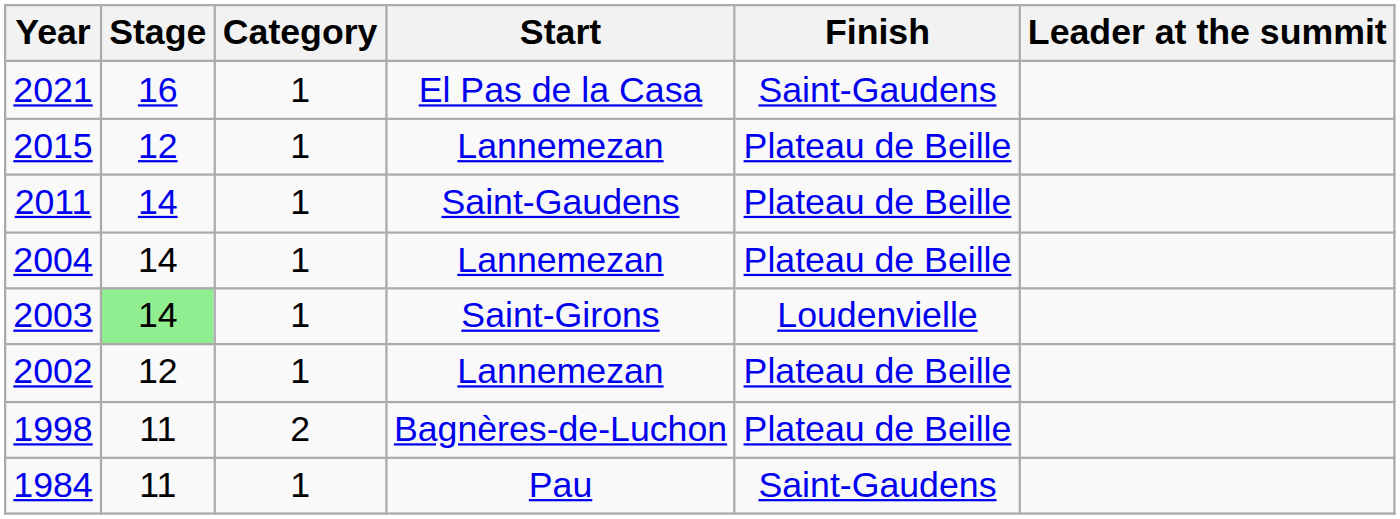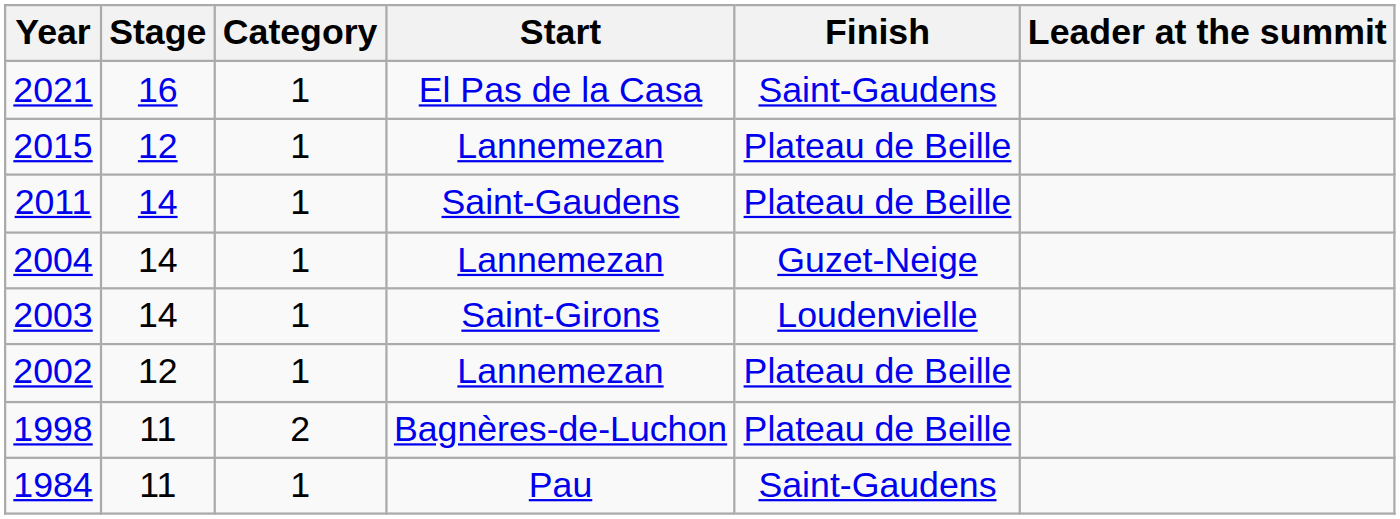(877, 259) Plateau de Beille -> (877, 259) Guzet-Neige
(158, 315) lightgreen background -> (158, 315) no background
